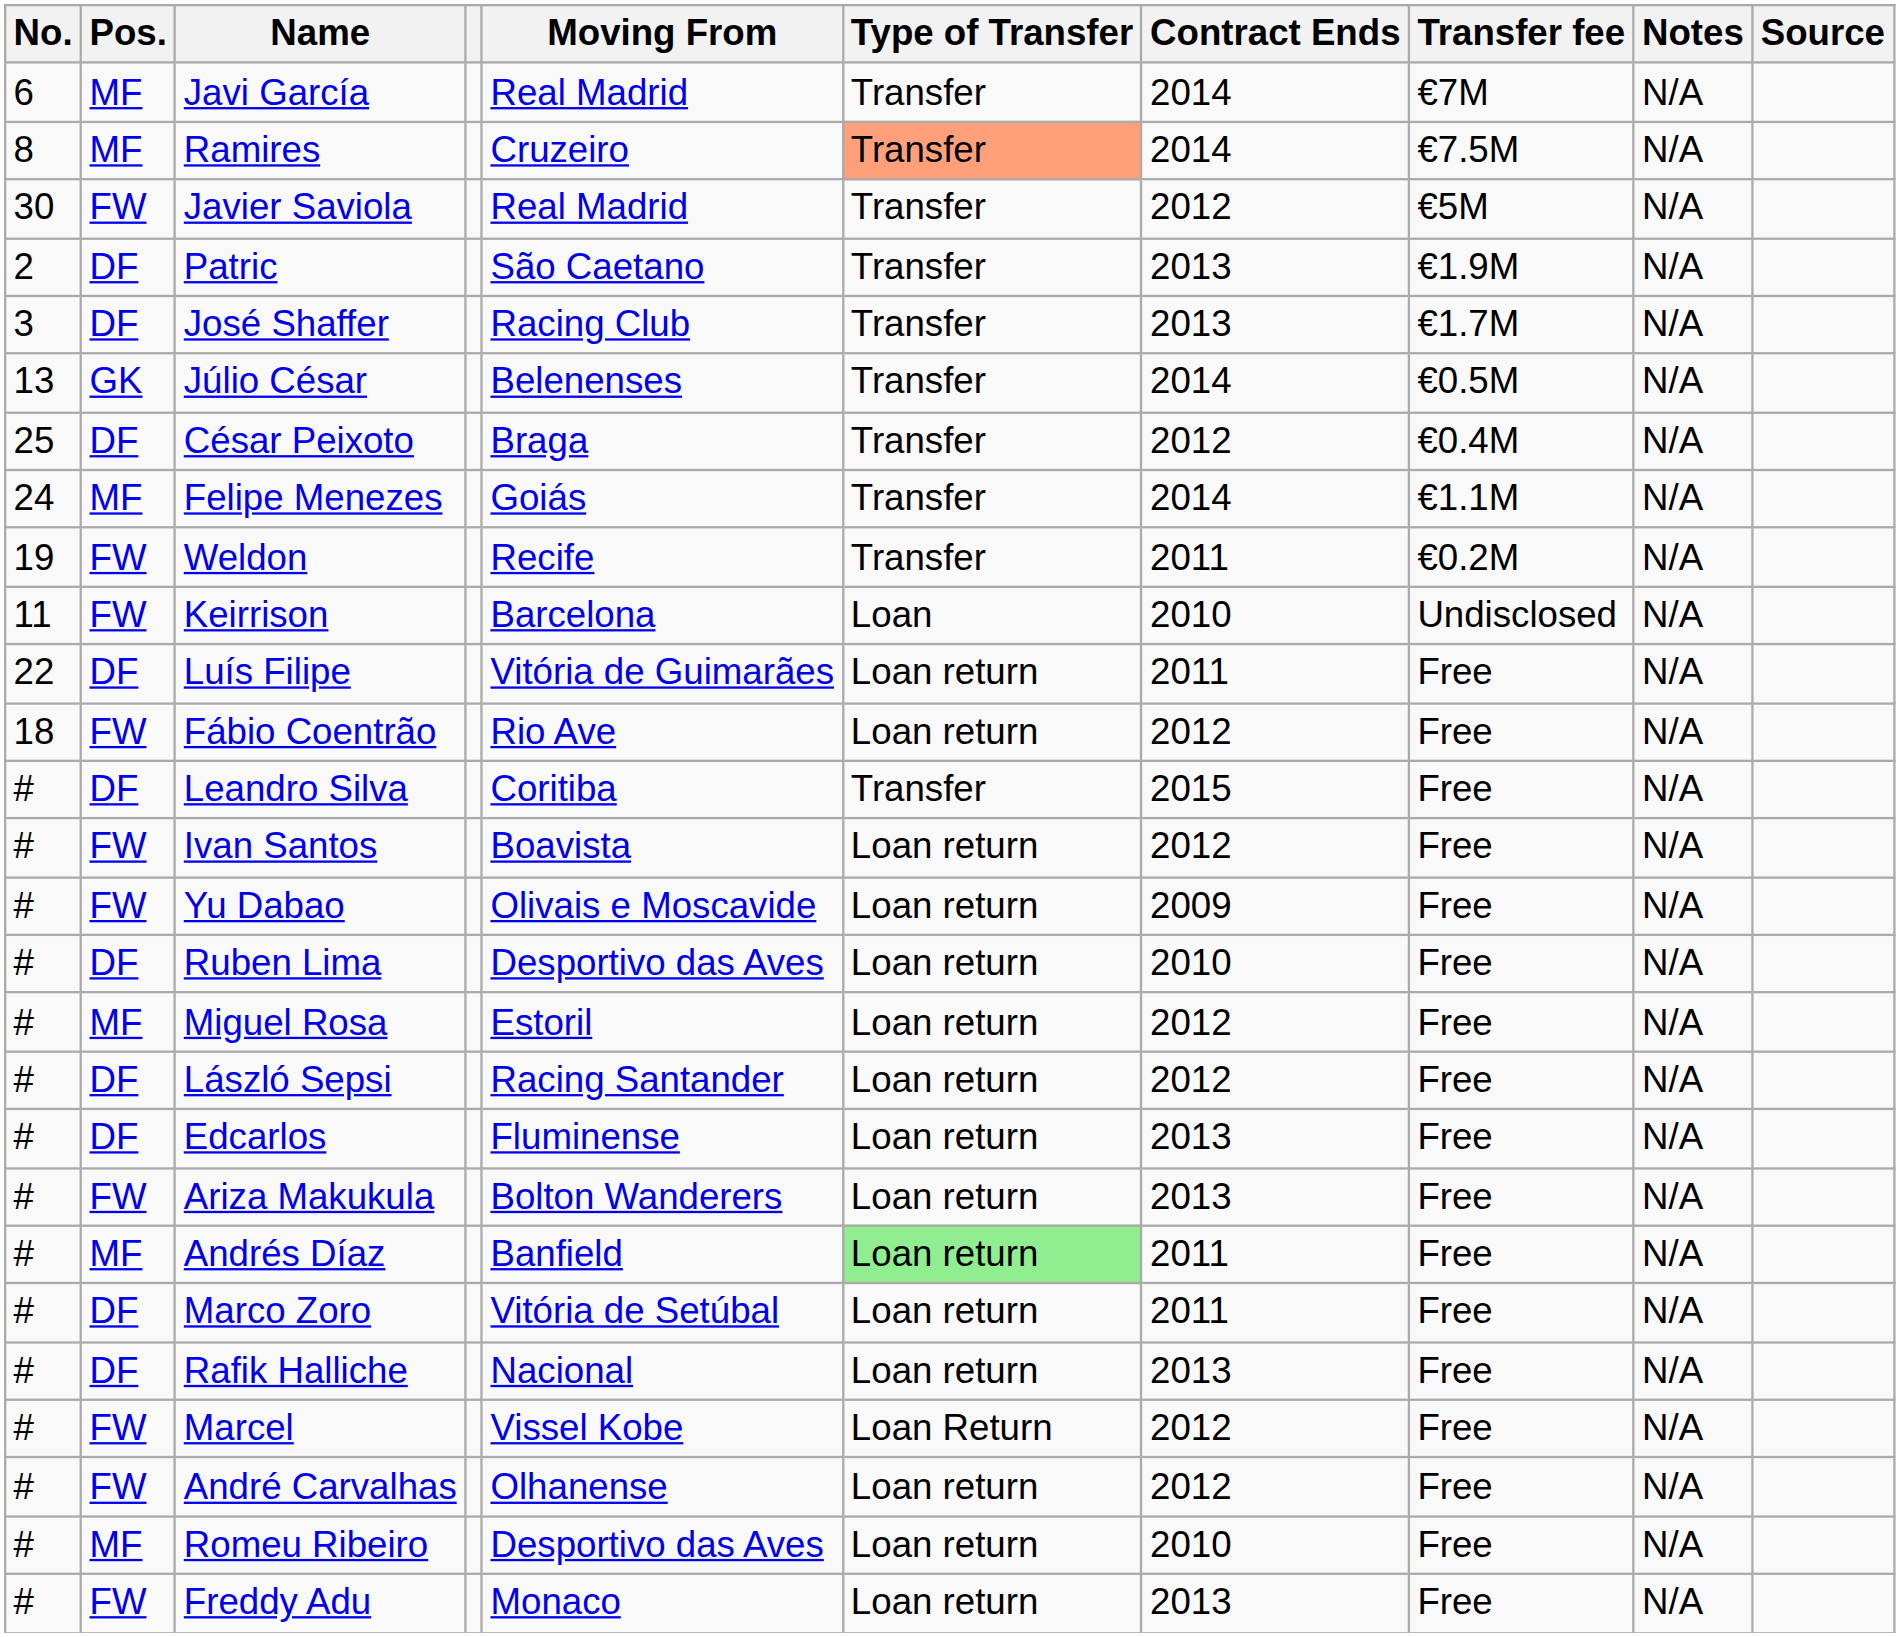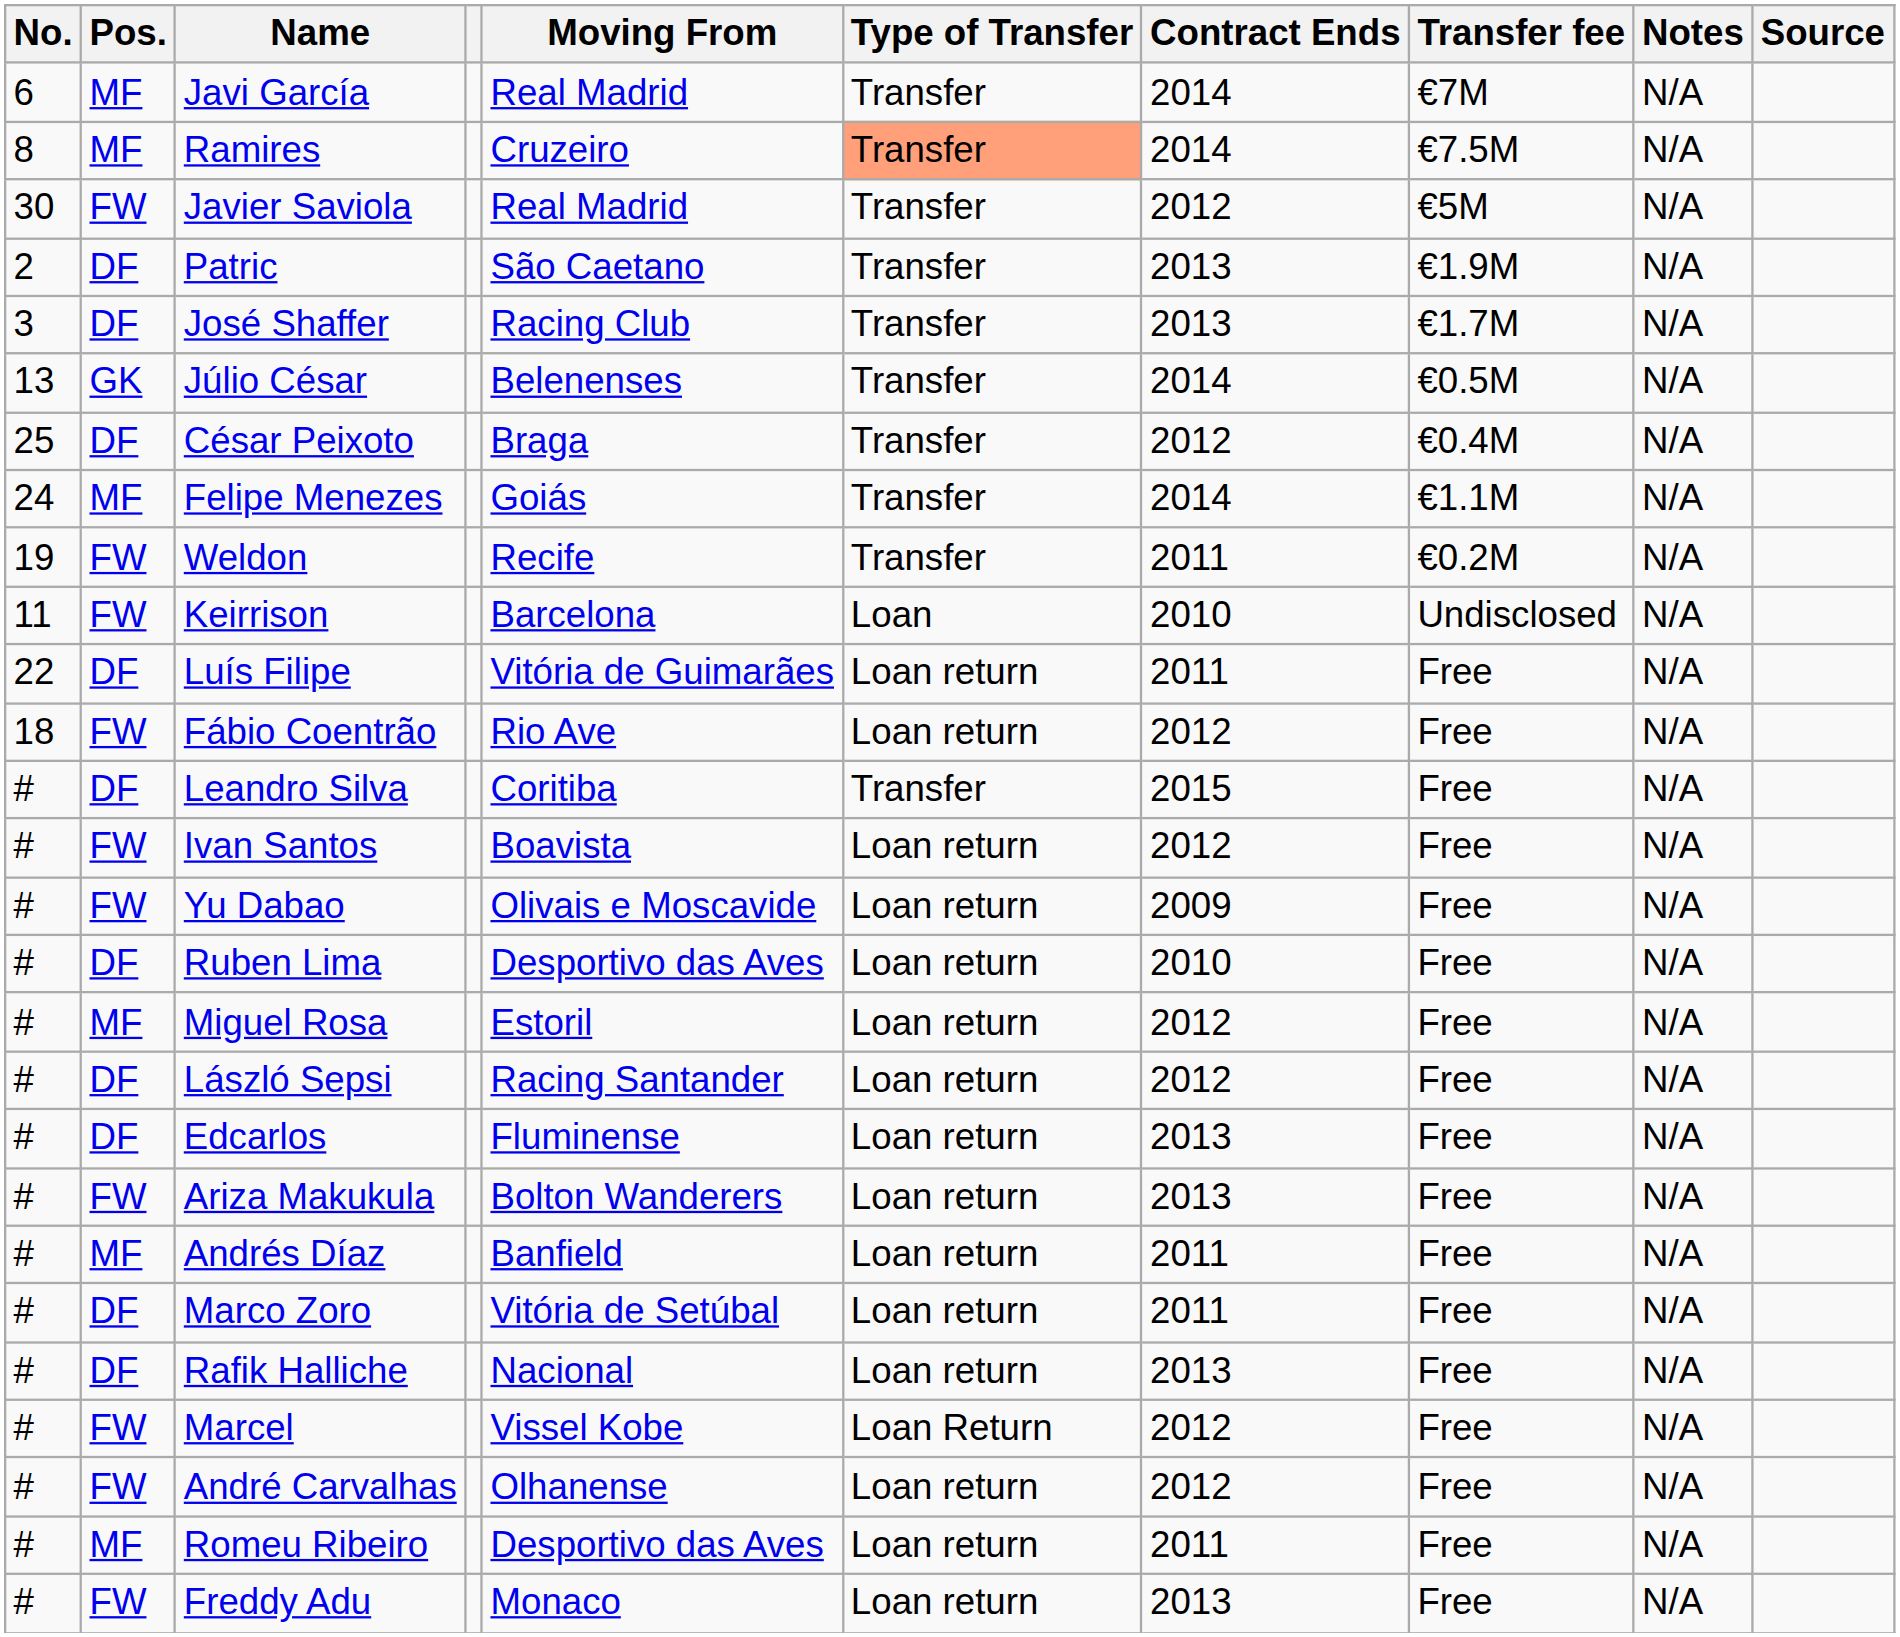(945, 1253) lightgreen background -> (945, 1253) no background
(1191, 1544) 2010 -> (1190, 1544) 2011
